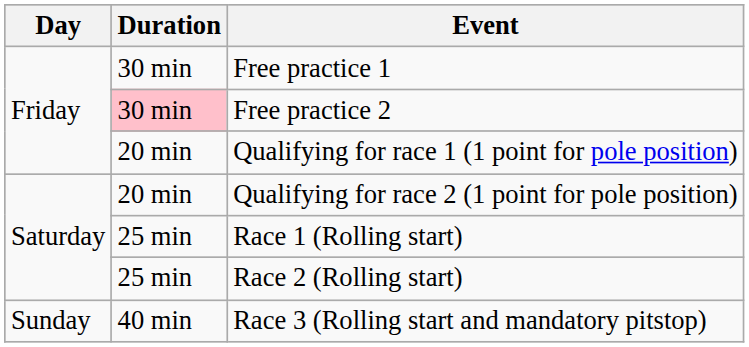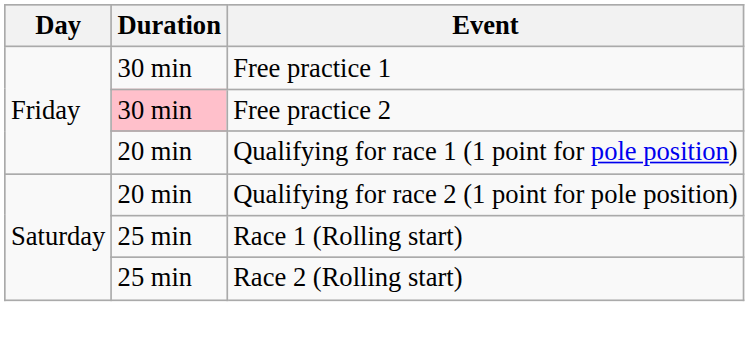- row: (470, 320)
